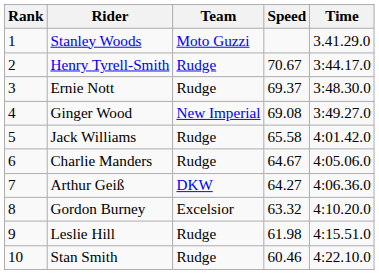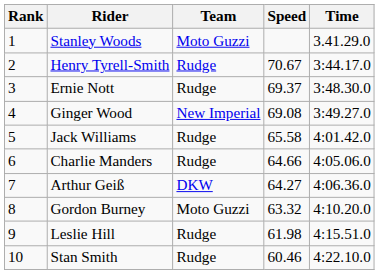(285, 161) 64.67 -> (285, 161) 64.66
(205, 209) Excelsior -> (213, 209) Moto Guzzi
